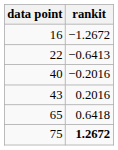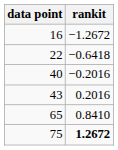(89, 54) −0.6413 -> (89, 54) −0.6418
(93, 114) 0.6418 -> (93, 114) 0.8410
